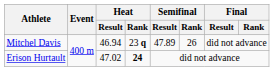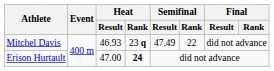(110, 43) 46.94 -> (110, 43) 46.93
(165, 43) 47.89 -> (165, 43) 47.49
(192, 43) 26 -> (192, 43) 22
(110, 58) 47.02 -> (110, 58) 47.00
